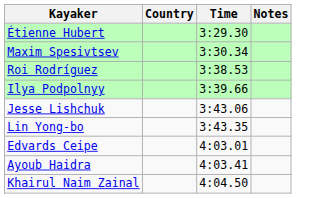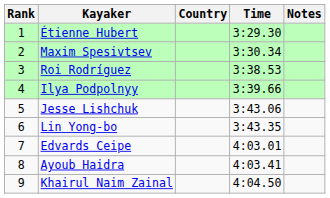+ column: (21, 14)
